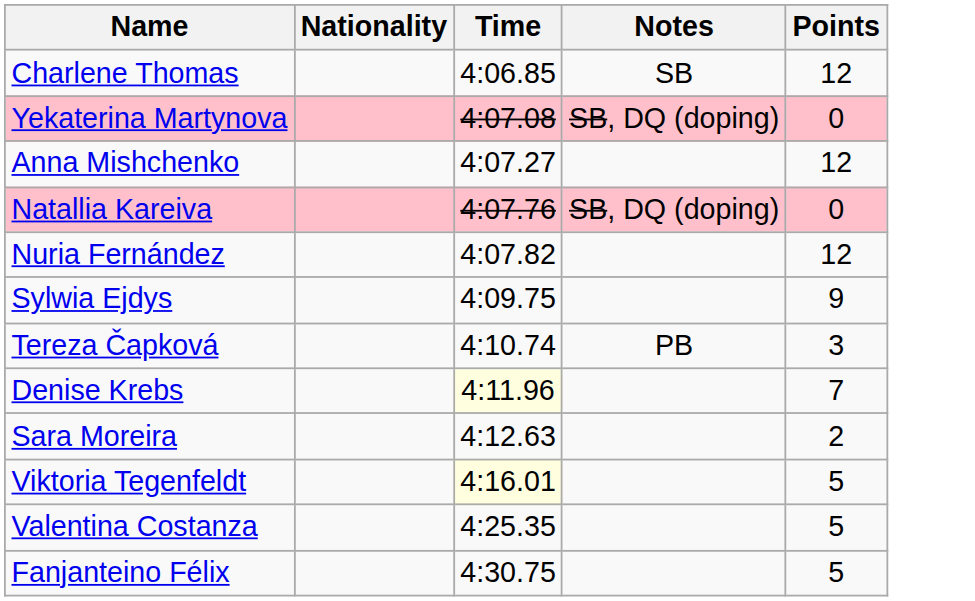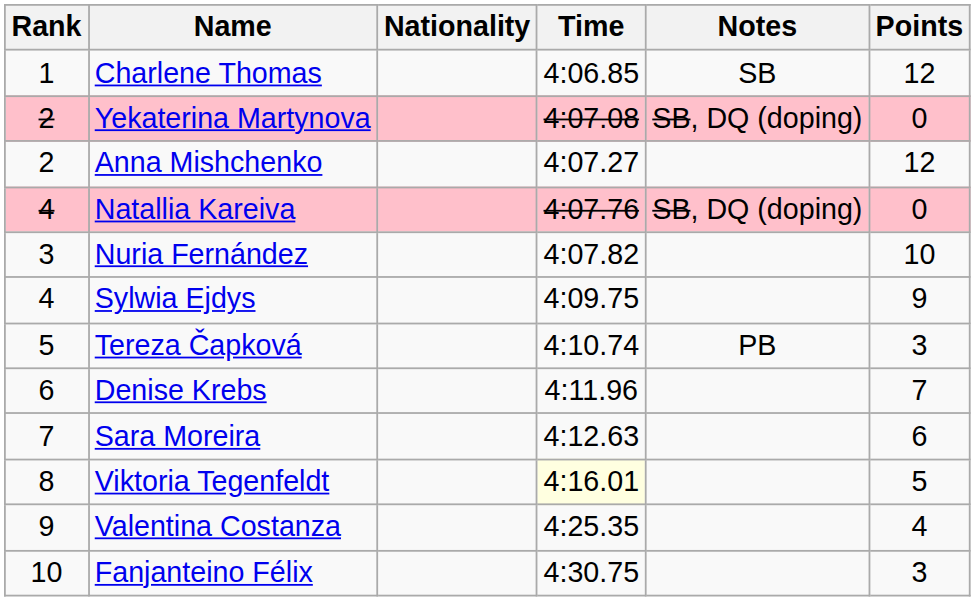+ column: (47, 27)
(836, 254) 12 -> (919, 254) 10
(508, 390) lightyellow background -> (591, 390) no background
(836, 436) 2 -> (919, 436) 6
(836, 526) 5 -> (919, 526) 4
(836, 572) 5 -> (919, 572) 3
